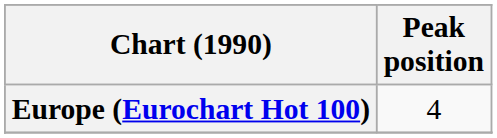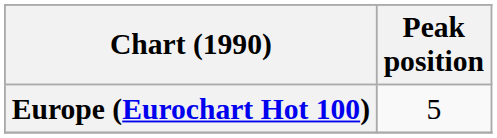(434, 108) 4 -> (434, 108) 5
